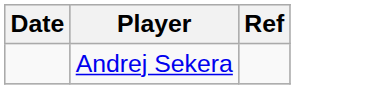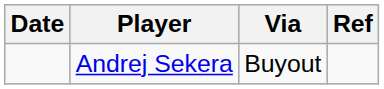+ column: (283, 24)
